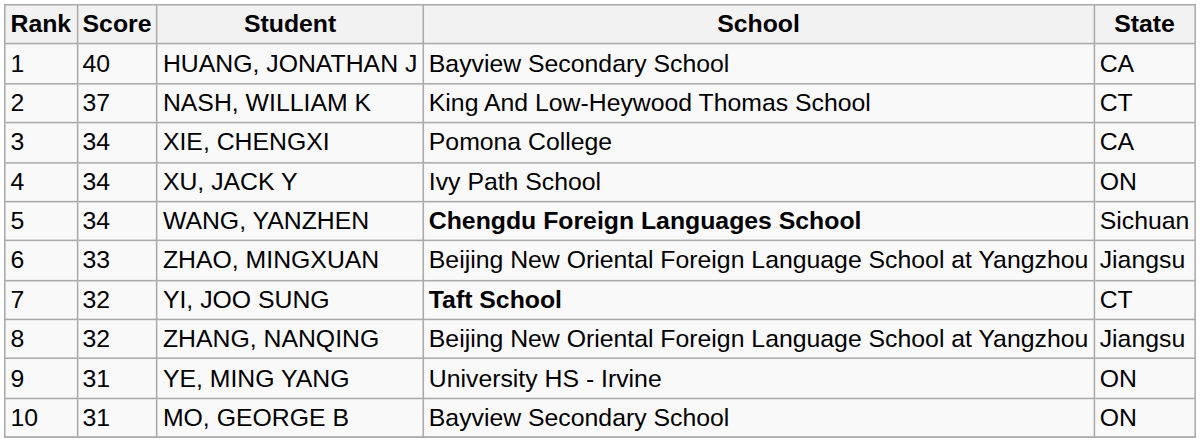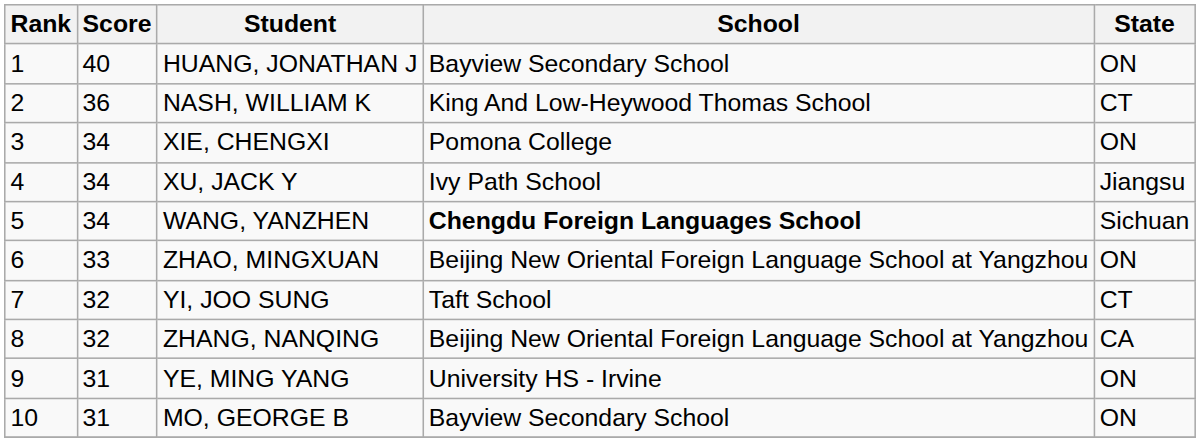(1117, 63) CA -> (1118, 63) ON
(96, 102) 37 -> (96, 102) 36
(1117, 142) CA -> (1118, 142) ON
(1118, 181) ON -> (1142, 181) Jiangsu
(1142, 260) Jiangsu -> (1118, 260) ON
(495, 299) bold -> (490, 299) normal
(1142, 338) Jiangsu -> (1117, 338) CA
